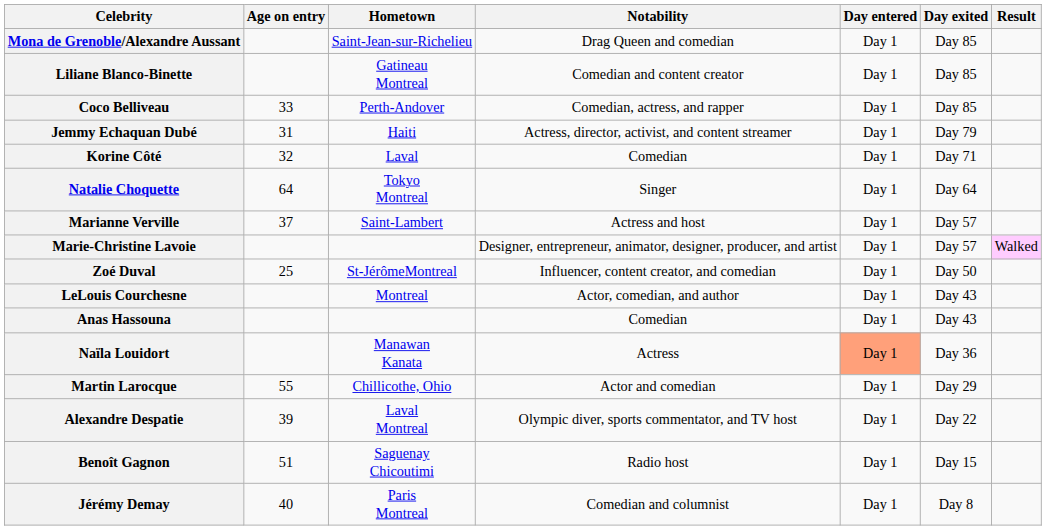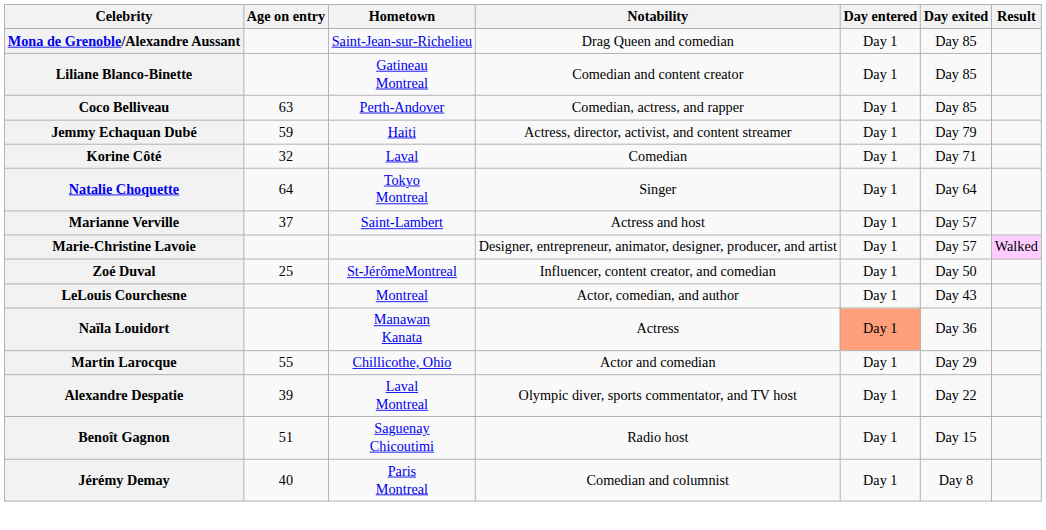(286, 107) 33 -> (286, 107) 63
(286, 131) 31 -> (286, 131) 59
- row: (124, 320)
